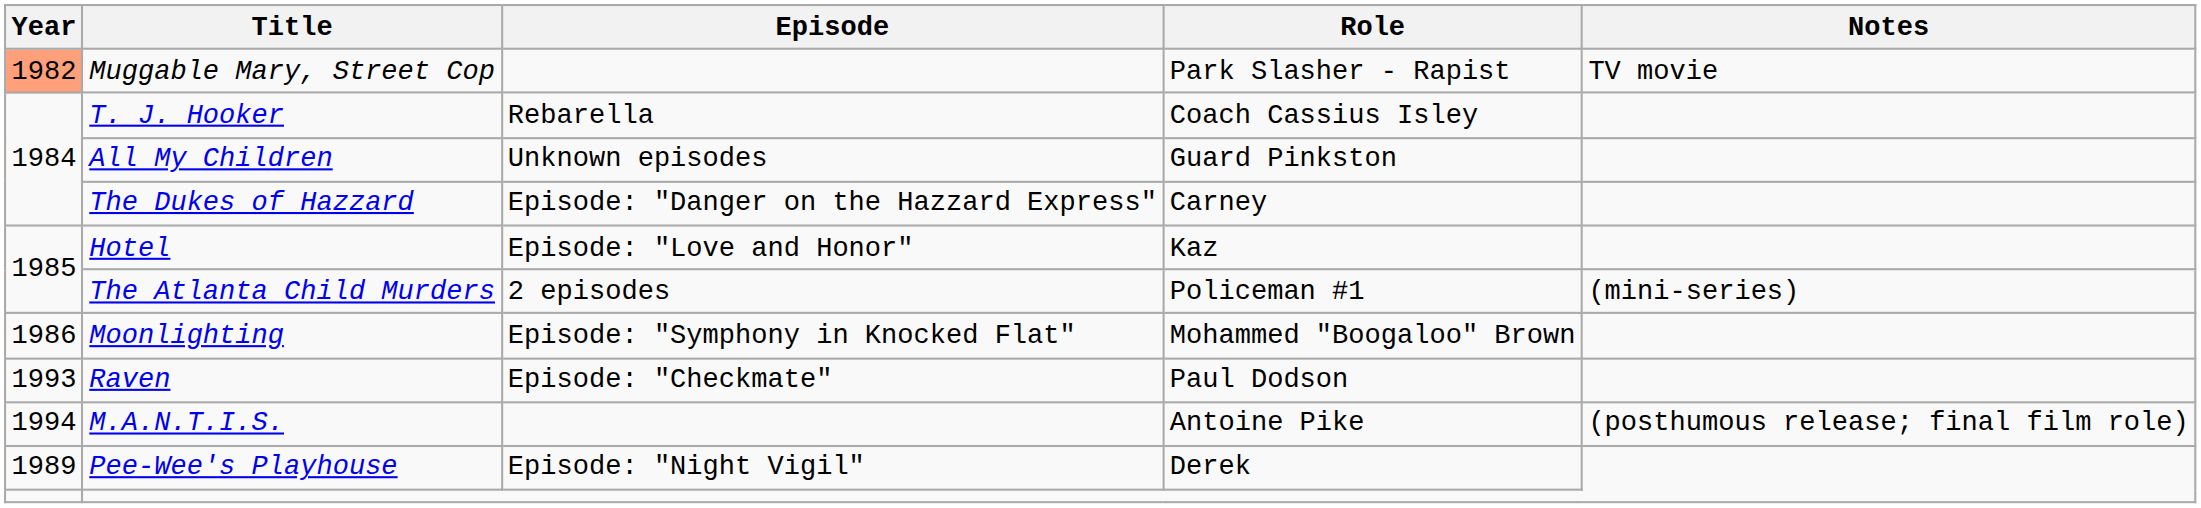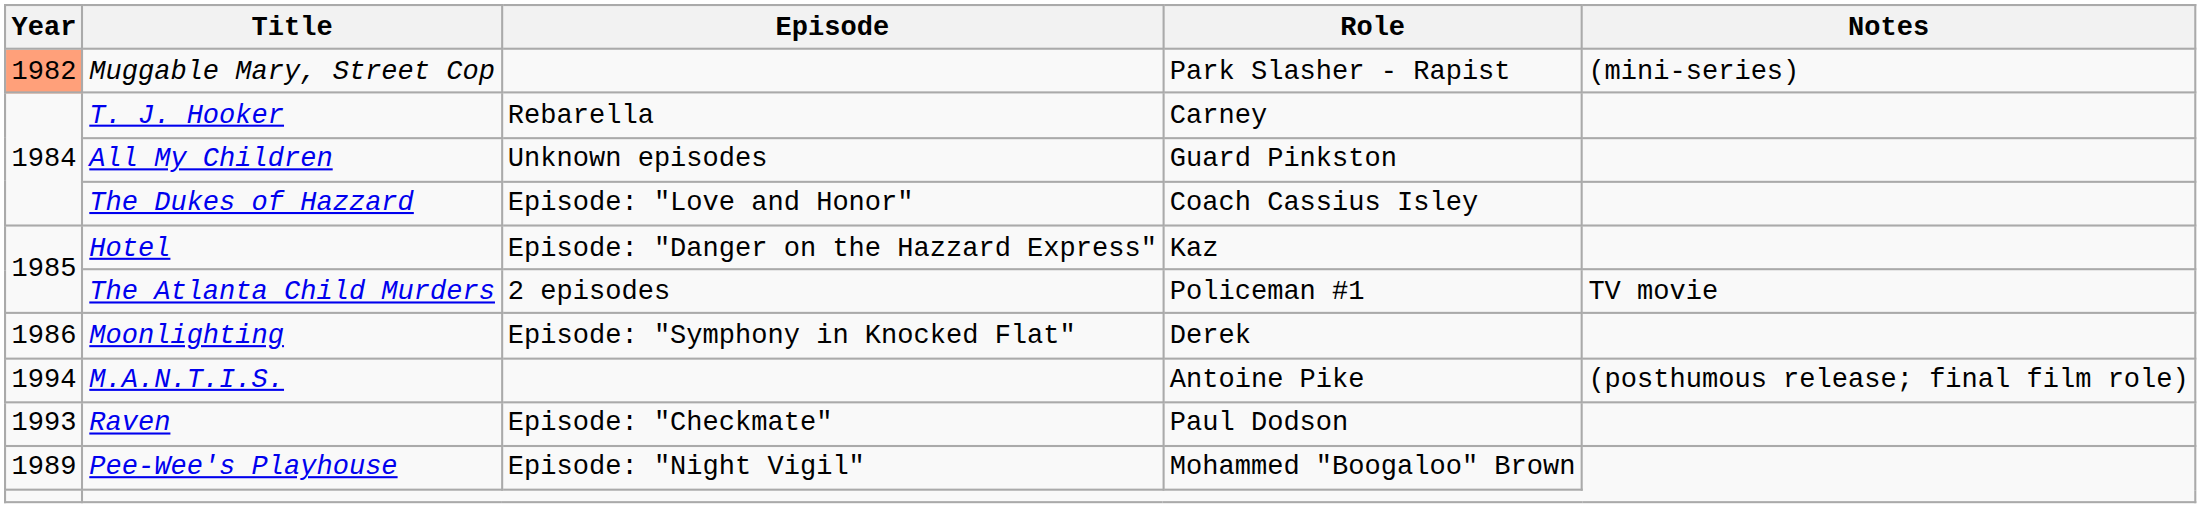(1653, 71) TV movie -> (1694, 71) (mini-series)
(1324, 115) Coach Cassius Isley -> (1218, 115) Carney
(832, 203) Episode: "Danger on the Hazzard Express" -> (711, 203) Episode: "Love and Honor"
(1218, 203) Carney -> (1324, 203) Coach Cassius Isley
(711, 247) Episode: "Love and Honor" -> (832, 247) Episode: "Danger on the Hazzard Express"
(1694, 291) (mini-series) -> (1653, 291) TV movie
(1373, 336) Mohammed "Boogaloo" Brown -> (1210, 336) Derek
rows swapped: (130, 380) <-> (187, 424)
(1210, 468) Derek -> (1373, 468) Mohammed "Boogaloo" Brown
